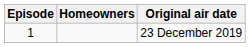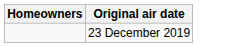- column: (30, 14)
